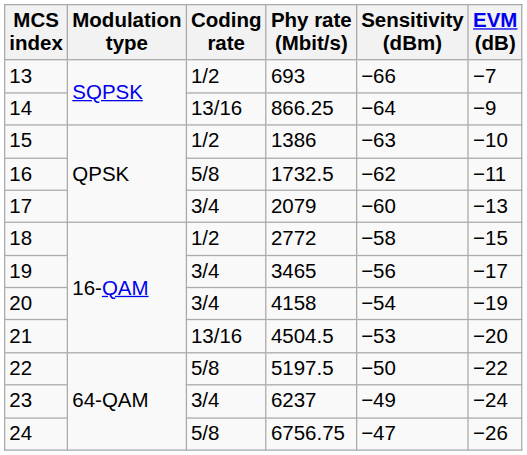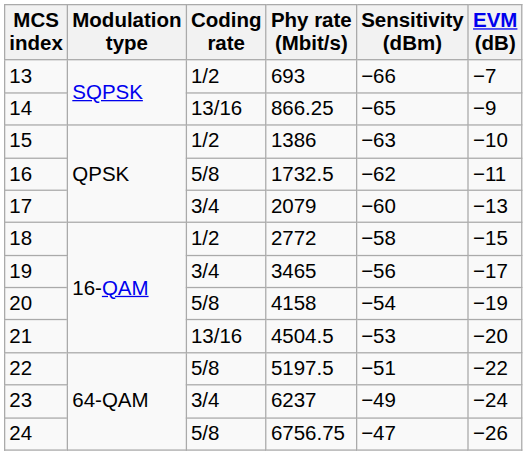(379, 108) −64 -> (379, 108) −65
(205, 303) 3/4 -> (205, 303) 5/8
(379, 368) −50 -> (379, 368) −51
